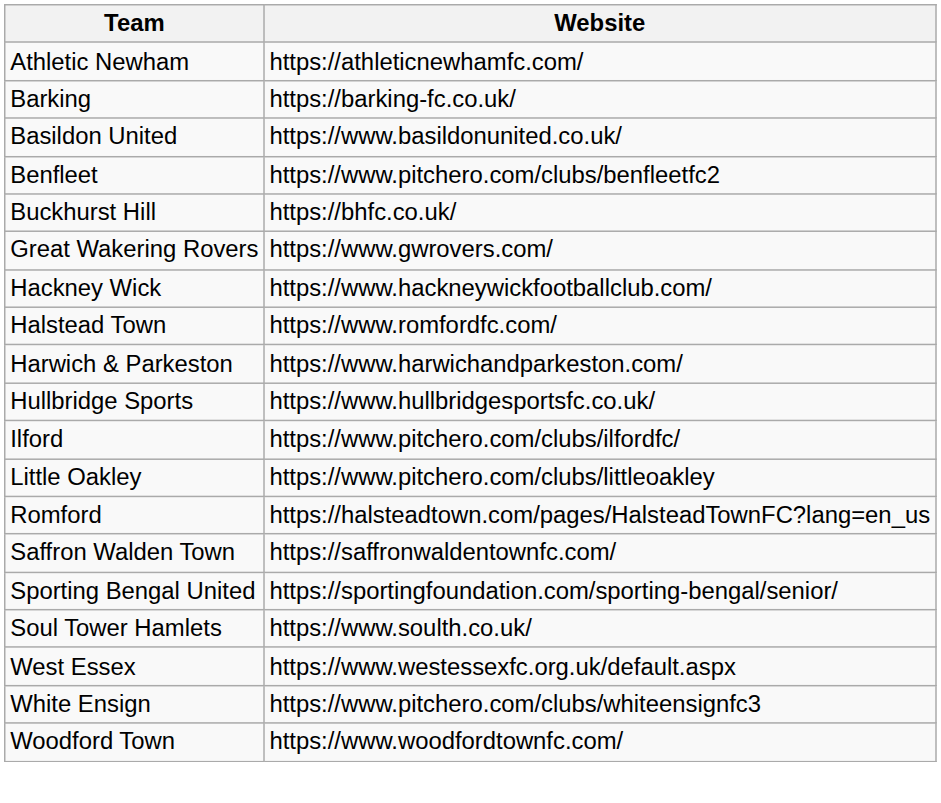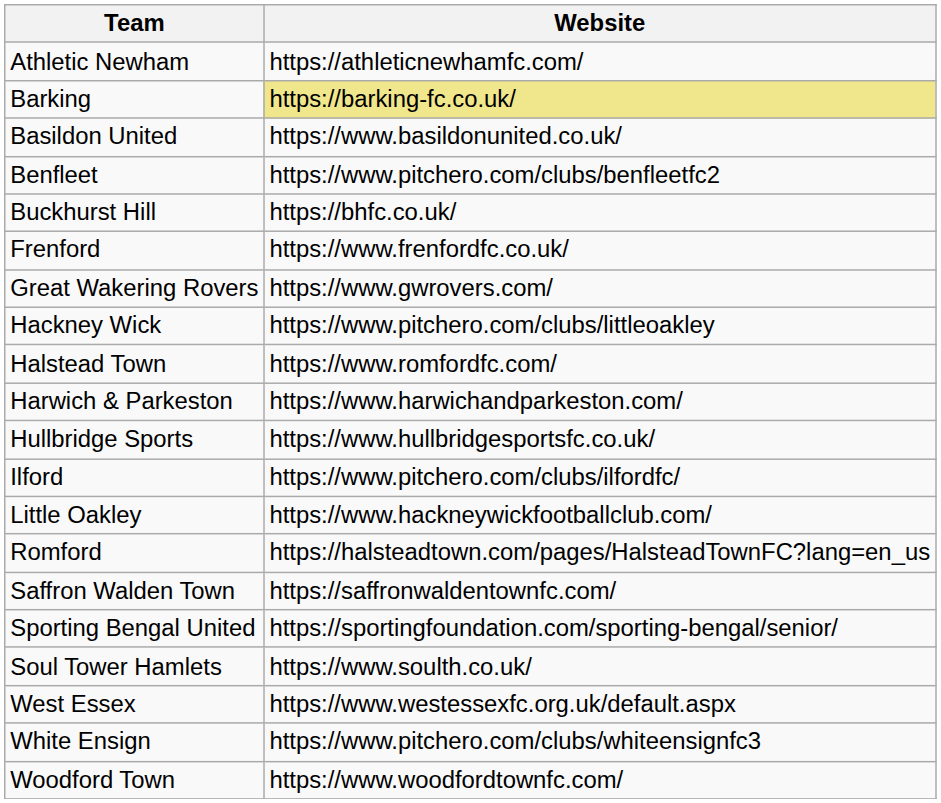(393, 99) no background -> (393, 99) khaki background
+ row: (55, 250)
(491, 288) https://www.hackneywickfootballclub.com/ -> (492, 325) https://www.pitchero.com/clubs/littleoakley
(492, 477) https://www.pitchero.com/clubs/littleoakley -> (491, 514) https://www.hackneywickfootballclub.com/
